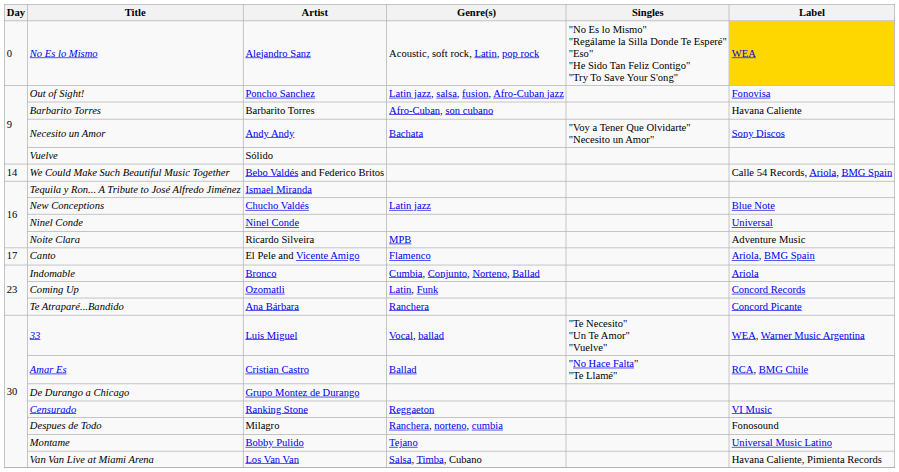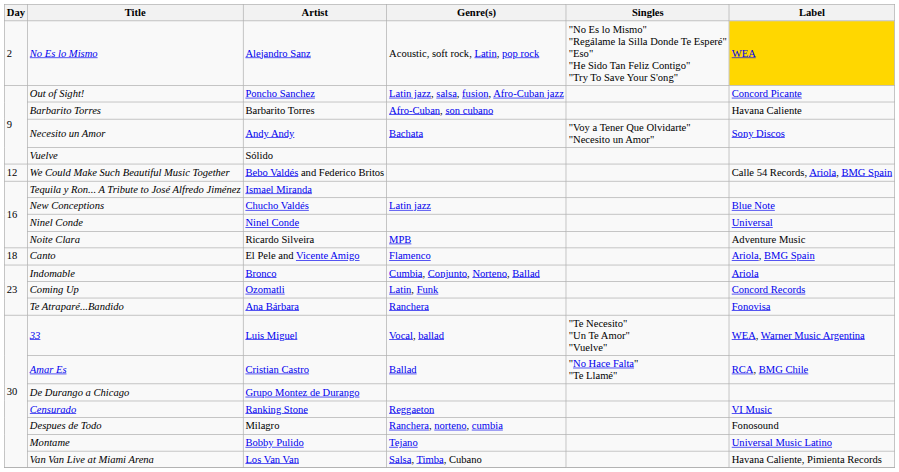(9, 53) 0 -> (9, 53) 2
(751, 93) Fonovisa -> (767, 93) Concord Picante
(12, 172) 14 -> (12, 172) 12
(12, 256) 17 -> (12, 256) 18
(767, 306) Concord Picante -> (751, 306) Fonovisa
